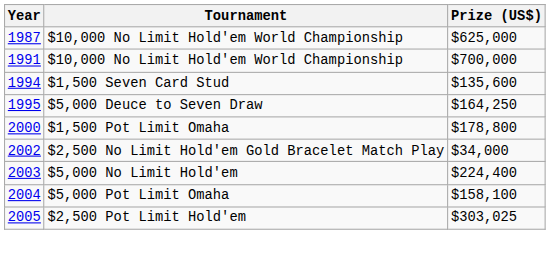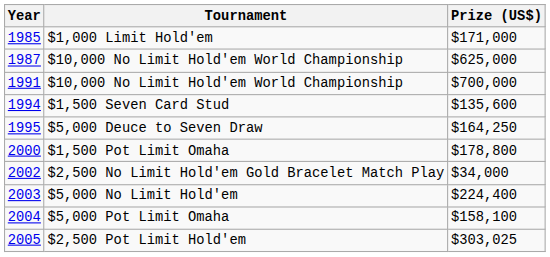+ row: (130, 38)
